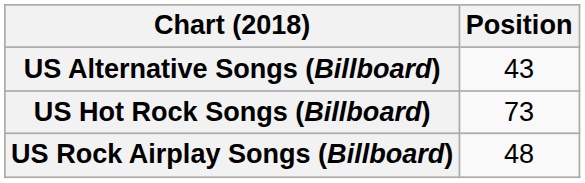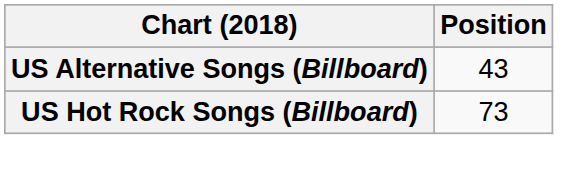- row: (232, 154)
